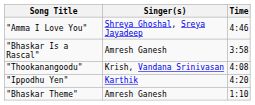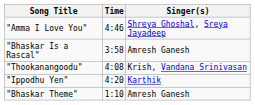columns swapped: (165, 11) <-> (239, 11)
